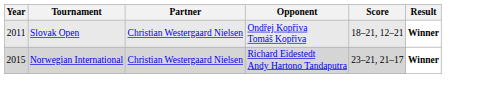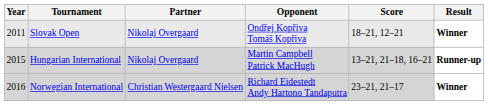(185, 34) Christian Westergaard Nielsen -> (163, 34) Nikolaj Overgaard
+ row: (76, 60)
(16, 60) 2015 -> (16, 87) 2016
